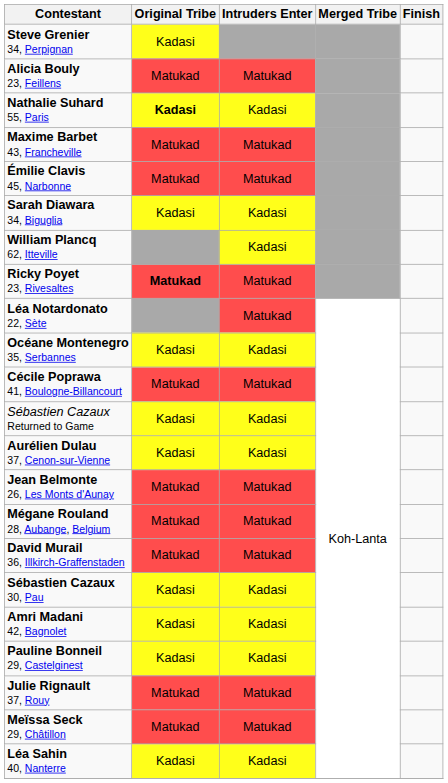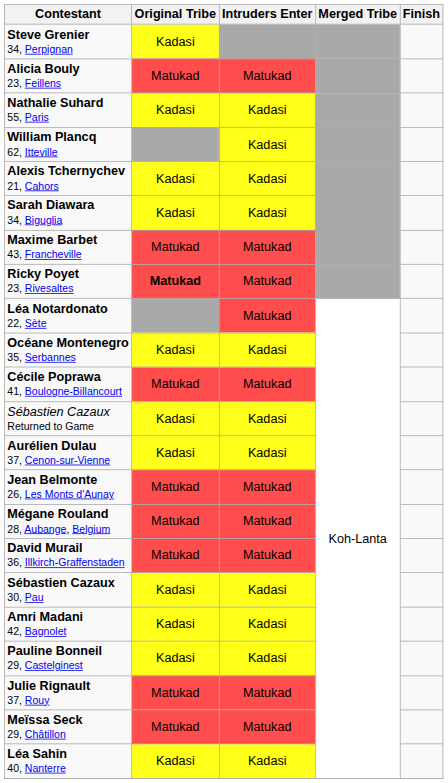(175, 110) bold -> (175, 110) normal
rows swapped: (52, 247) <-> (52, 144)
+ row: (66, 178)
- row: (46, 178)
